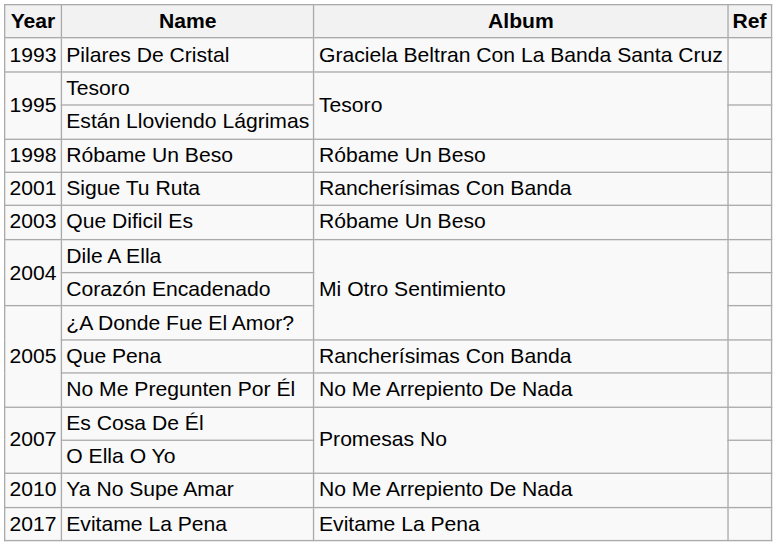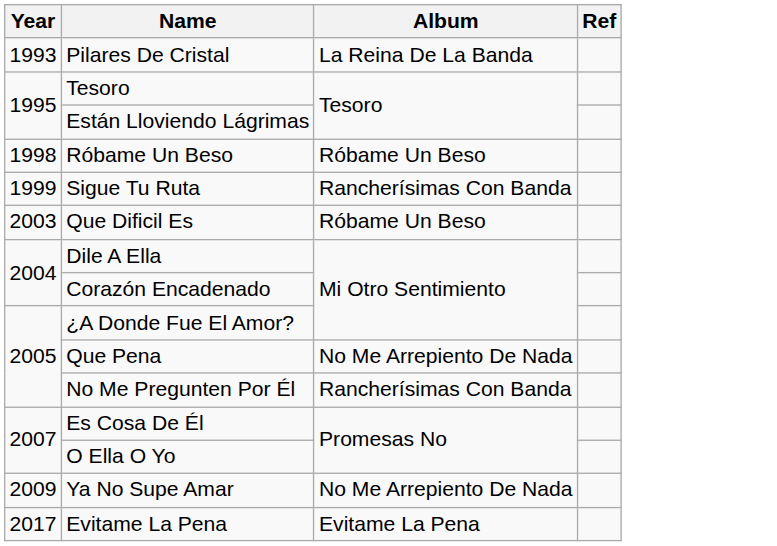(521, 54) Graciela Beltran Con La Banda Santa Cruz -> (426, 54) La Reina De La Banda
(33, 188) 2001 -> (33, 188) 1999
(445, 356) Rancherísimas Con Banda -> (446, 356) No Me Arrepiento De Nada
(446, 389) No Me Arrepiento De Nada -> (445, 389) Rancherísimas Con Banda
(33, 490) 2010 -> (33, 490) 2009
